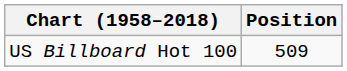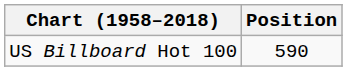(292, 51) 509 -> (292, 51) 590
